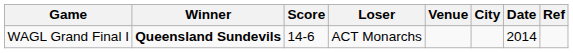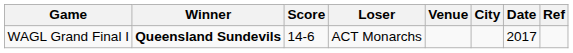(522, 36) 2014 -> (522, 36) 2017
